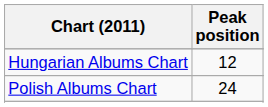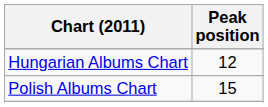(227, 88) 24 -> (227, 88) 15
